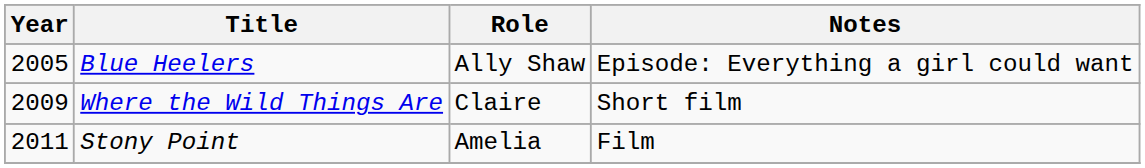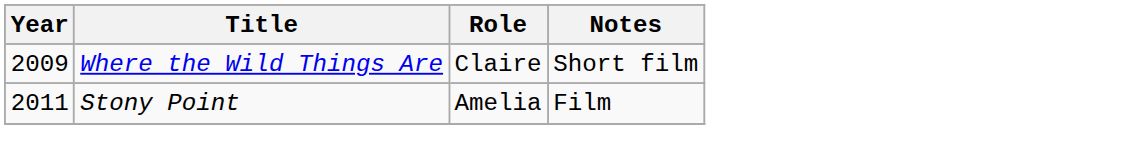- row: (167, 64)
